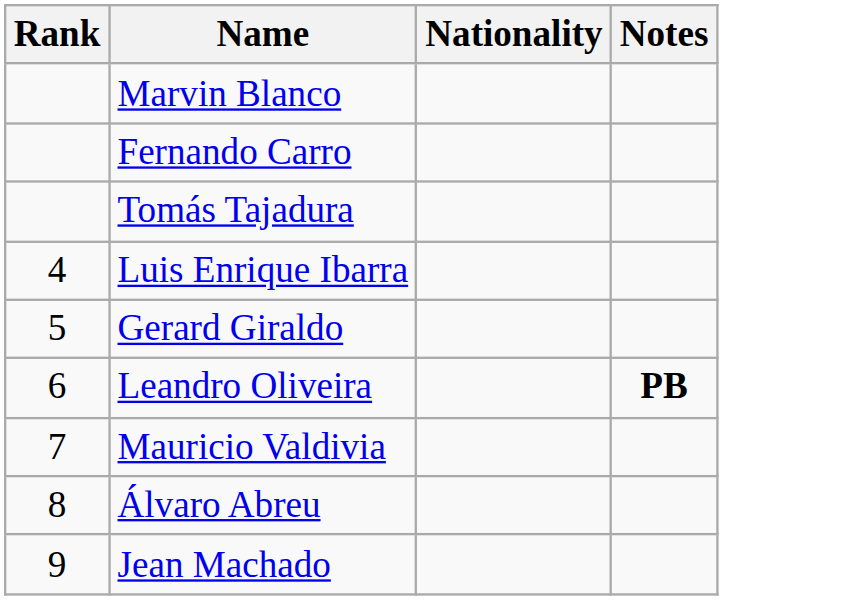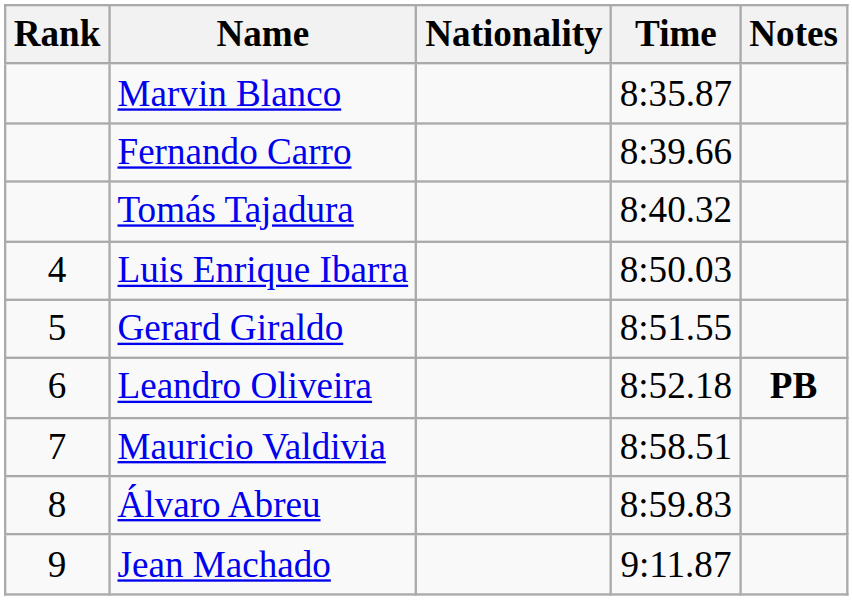+ column: (676, 33)
